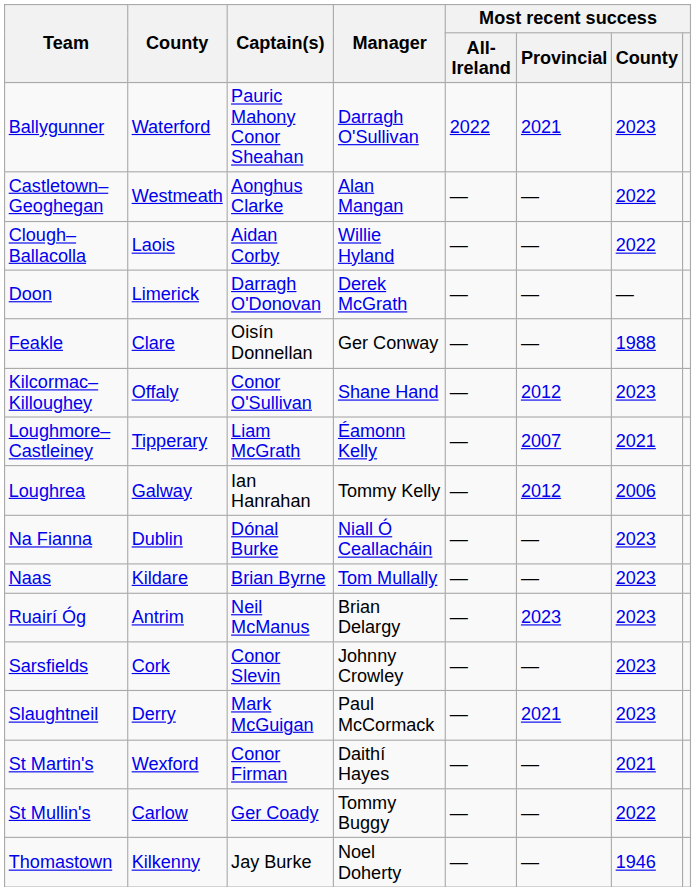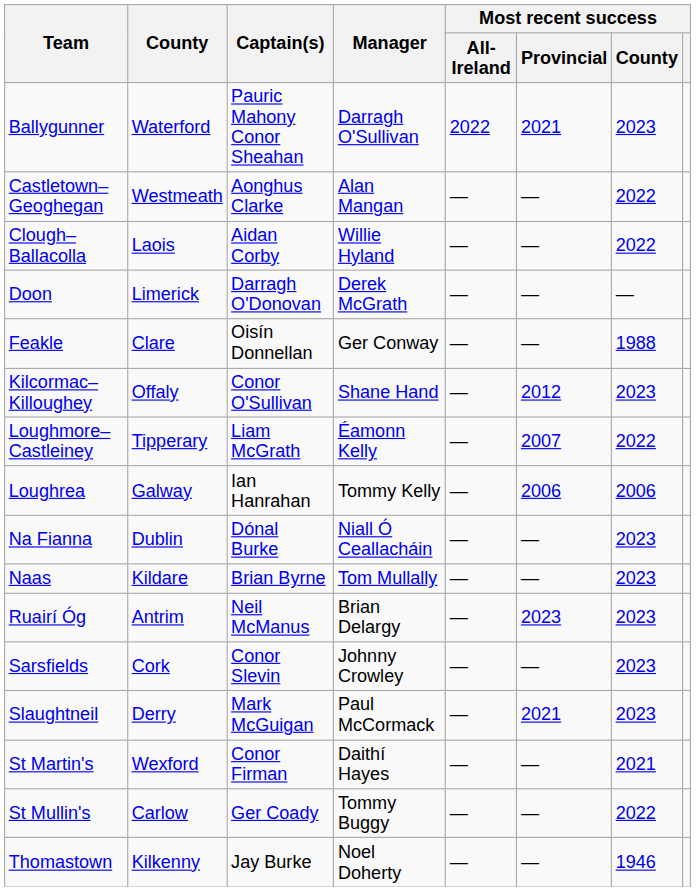(636, 441) 2021 -> (636, 441) 2022
(541, 490) 2012 -> (541, 490) 2006
